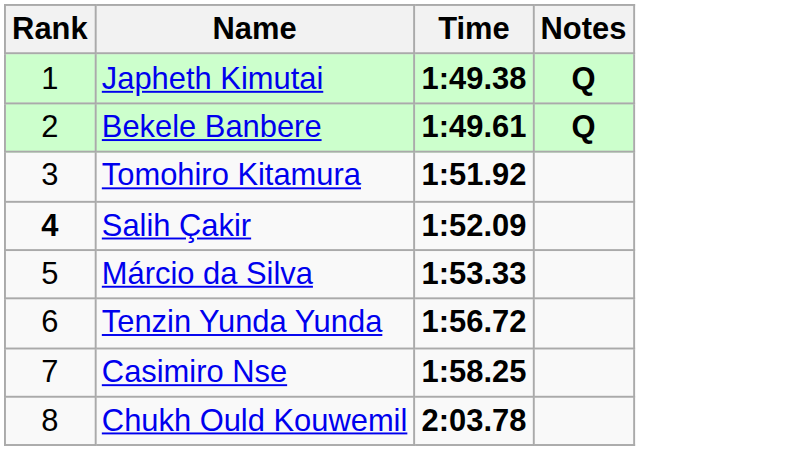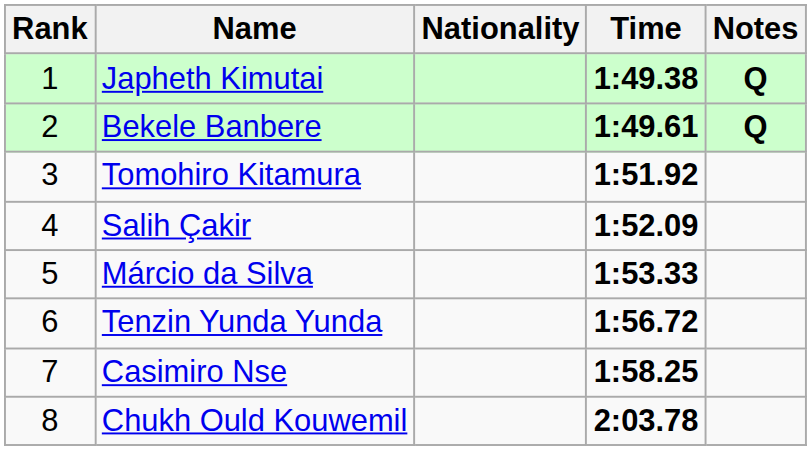+ column: (501, 28)
(50, 224) bold -> (50, 224) normal
